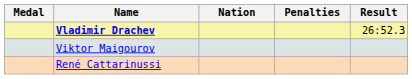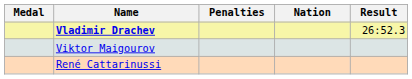columns swapped: (237, 13) <-> (312, 13)
